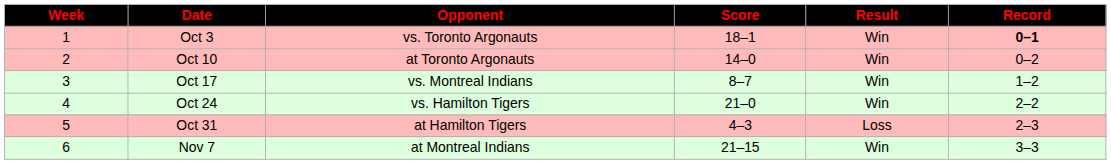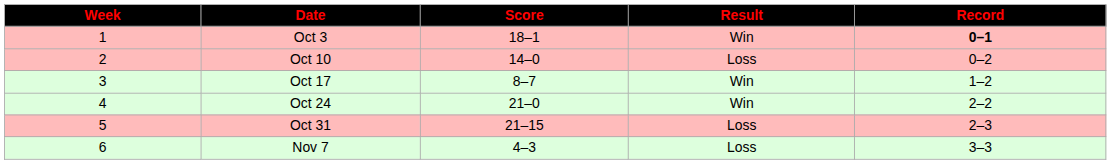- column: (470, 15)
(877, 59) Win -> (742, 59) Loss
(740, 125) 4–3 -> (524, 125) 21–15
(740, 147) 21–15 -> (524, 147) 4–3
(877, 147) Win -> (742, 147) Loss
